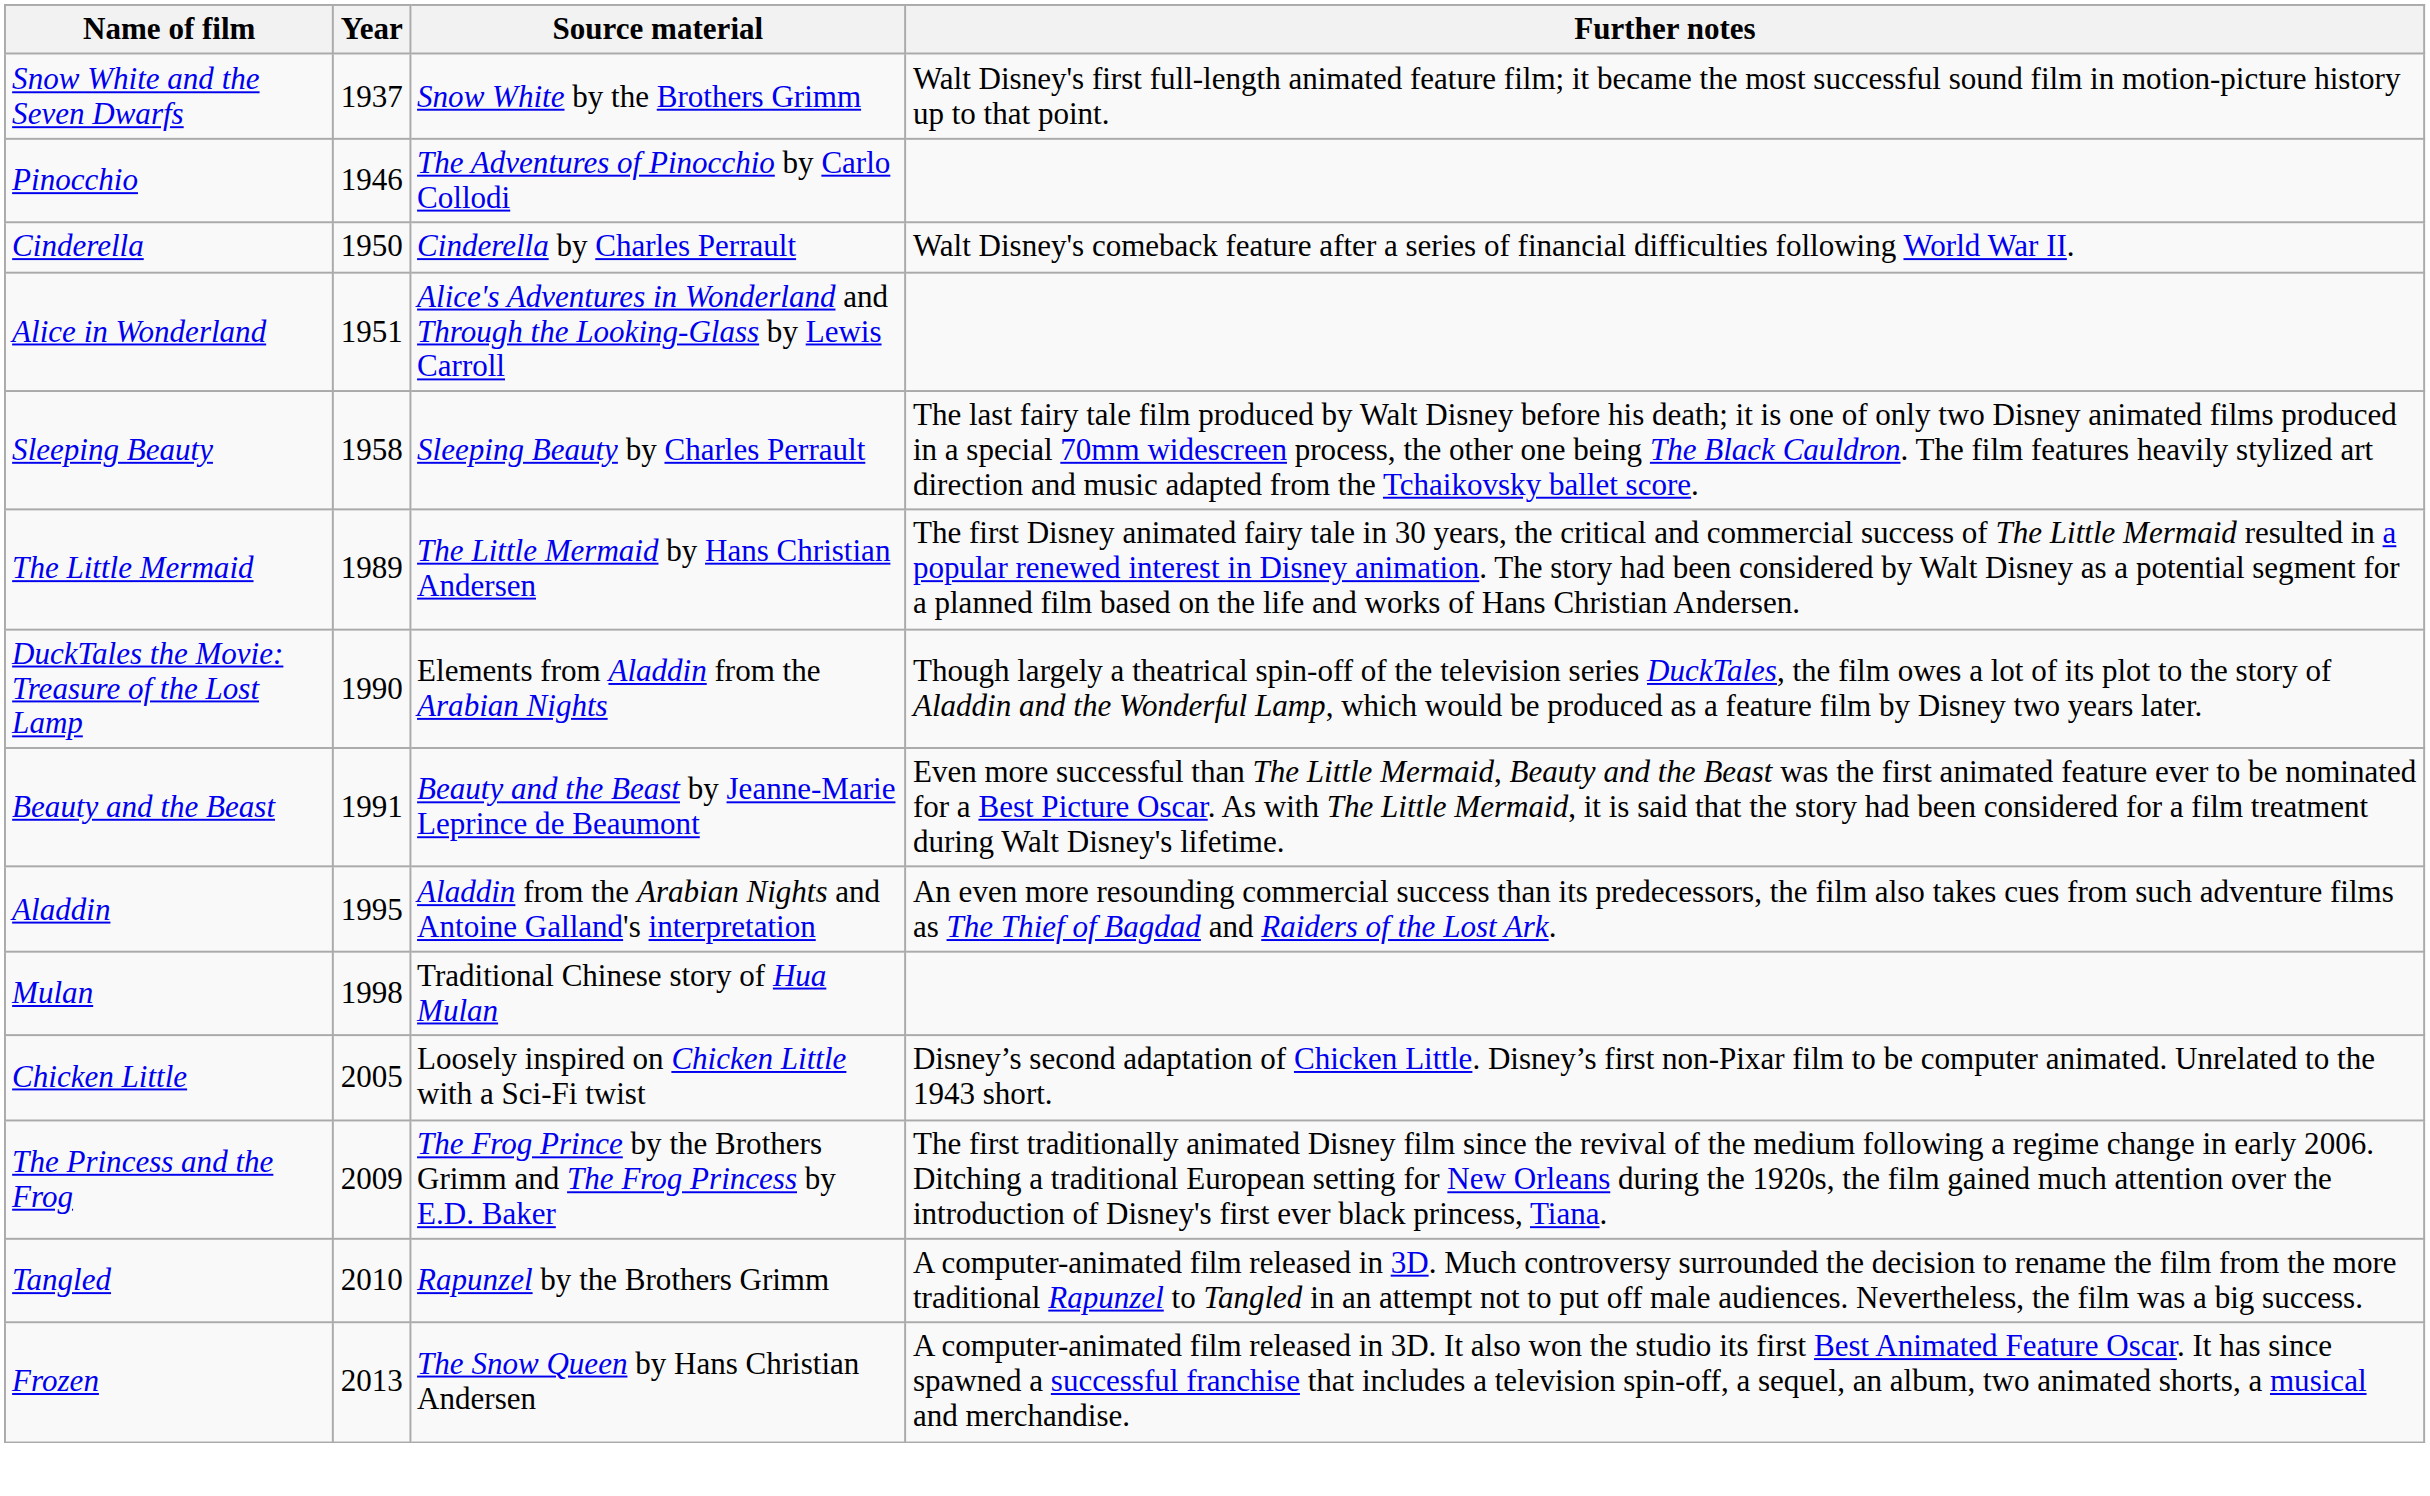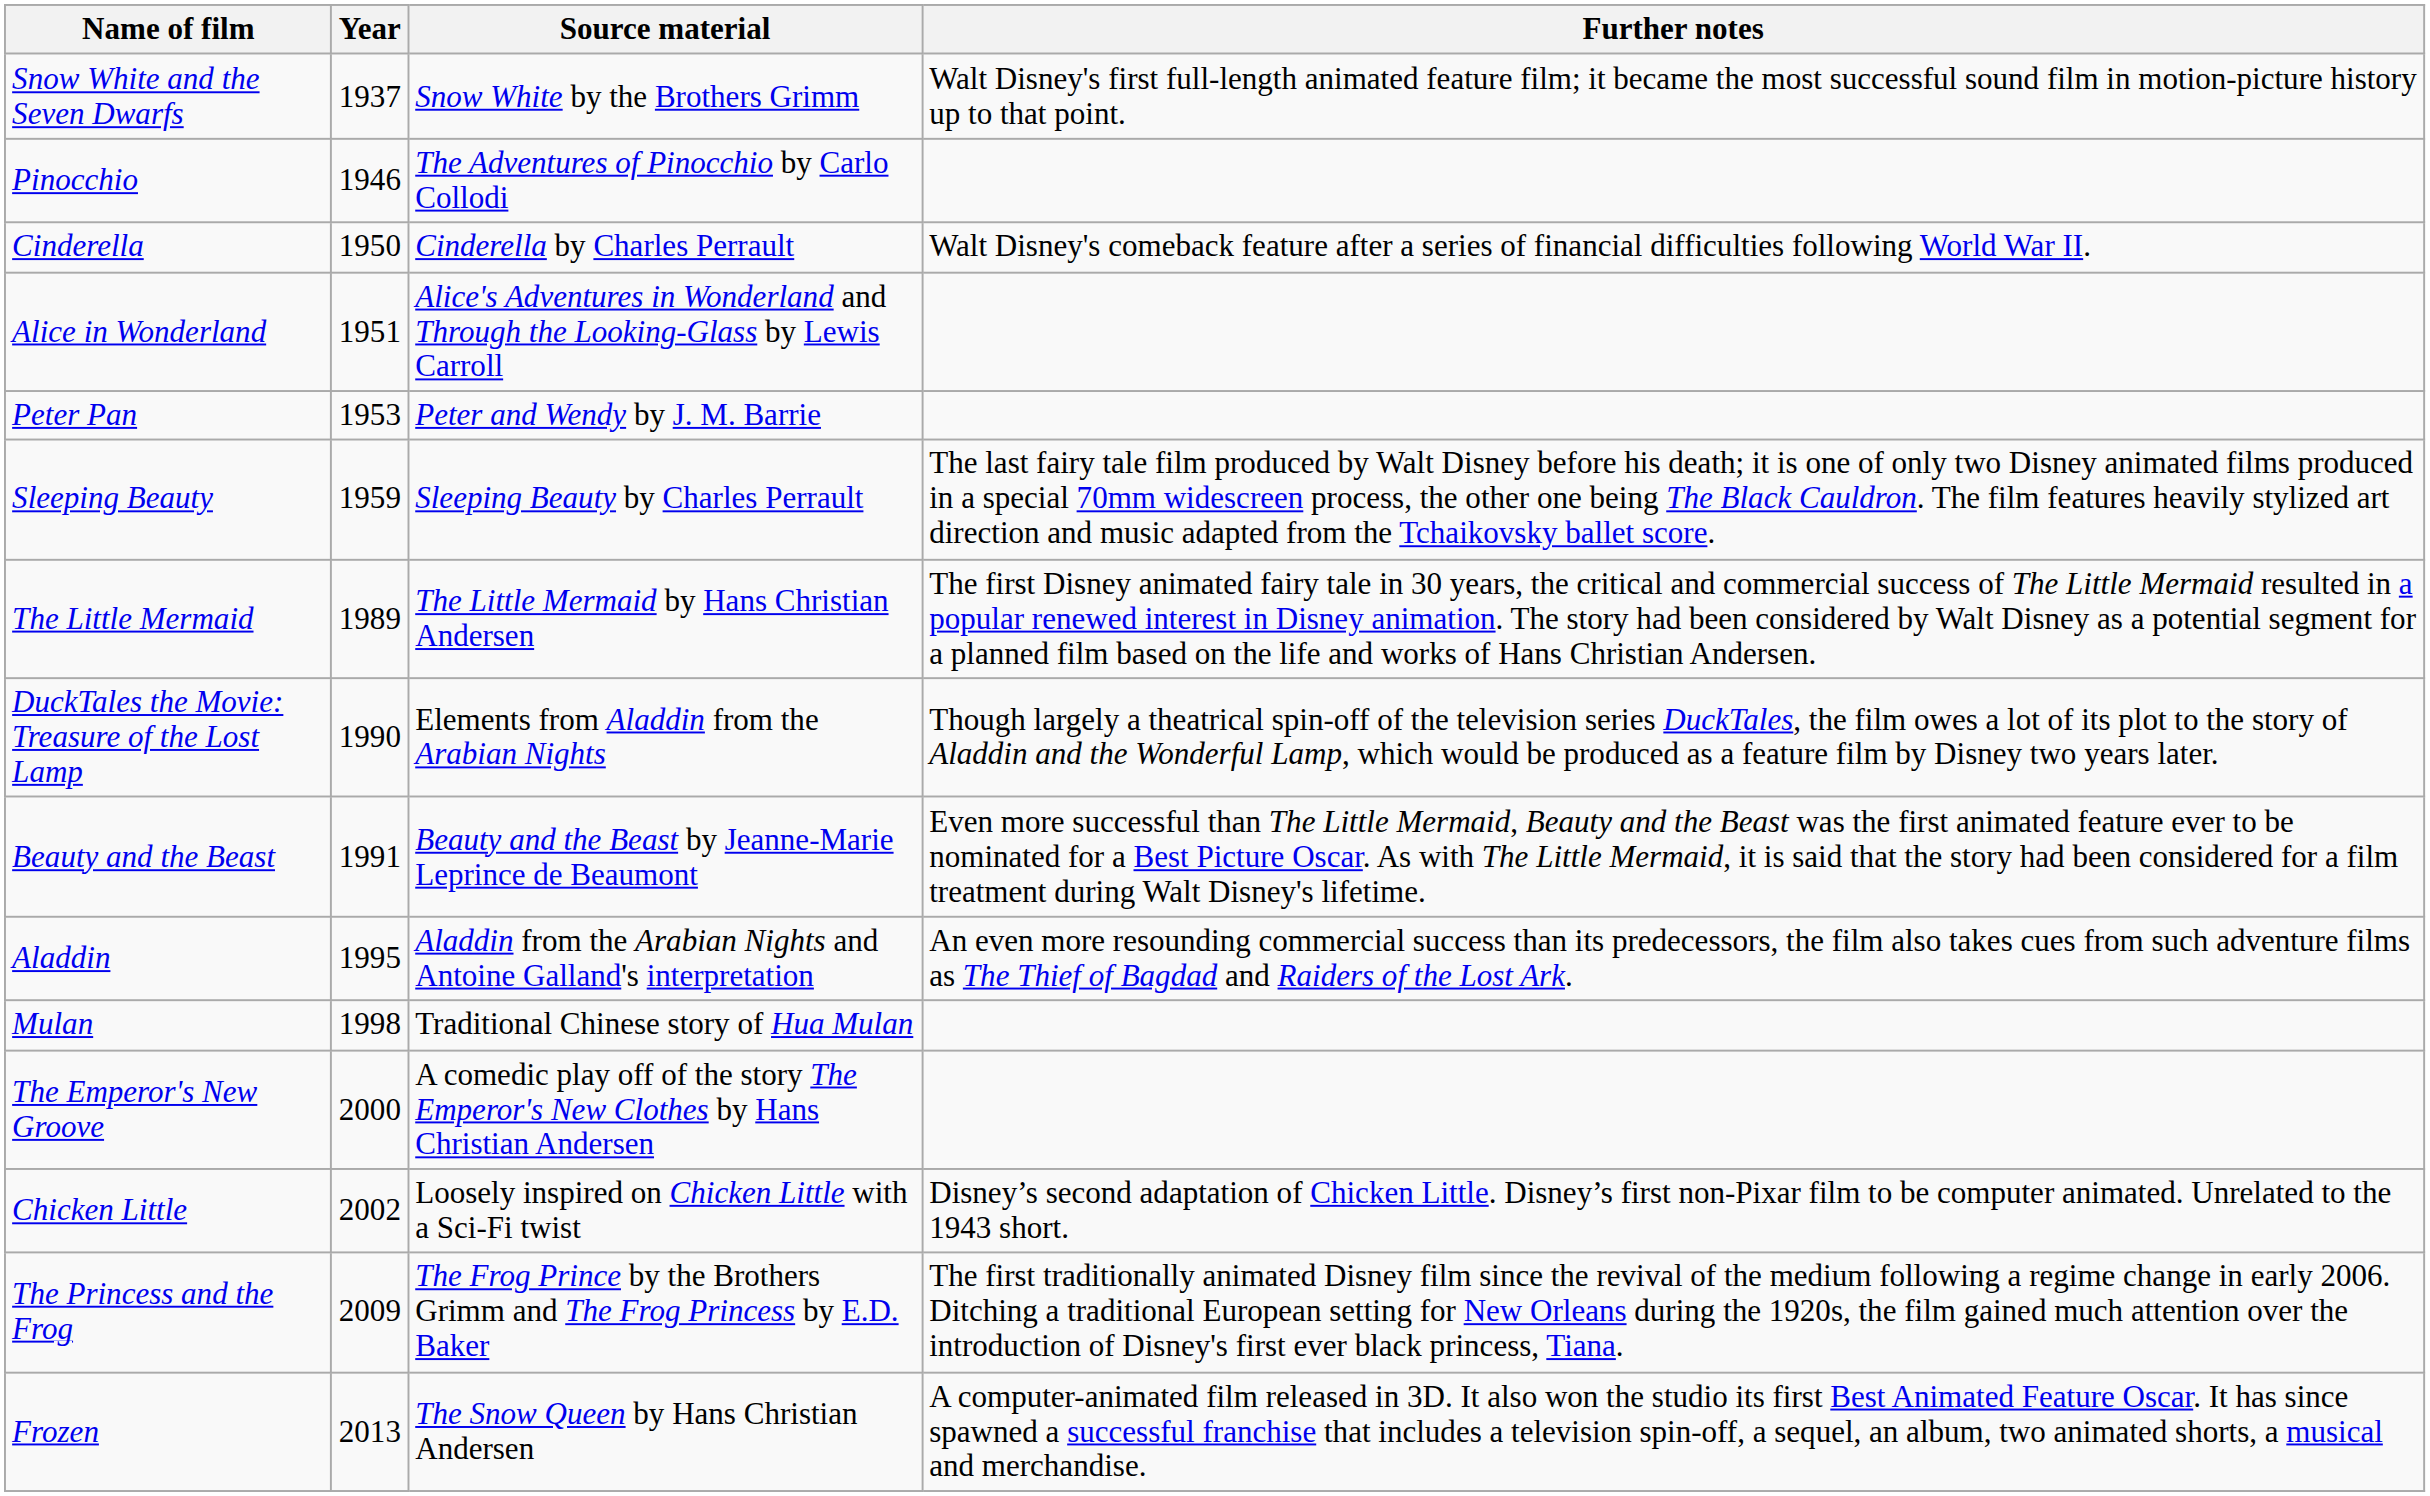+ row: (75, 414)
(372, 449) 1958 -> (370, 499) 1959
+ row: (135, 1108)
(372, 1076) 2005 -> (370, 1210) 2002
- row: (62, 1280)
